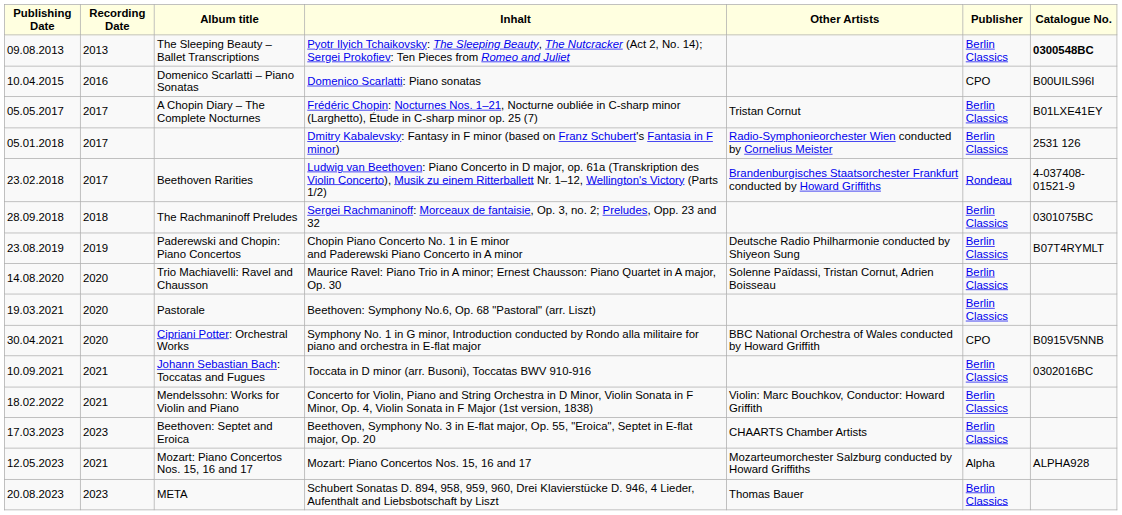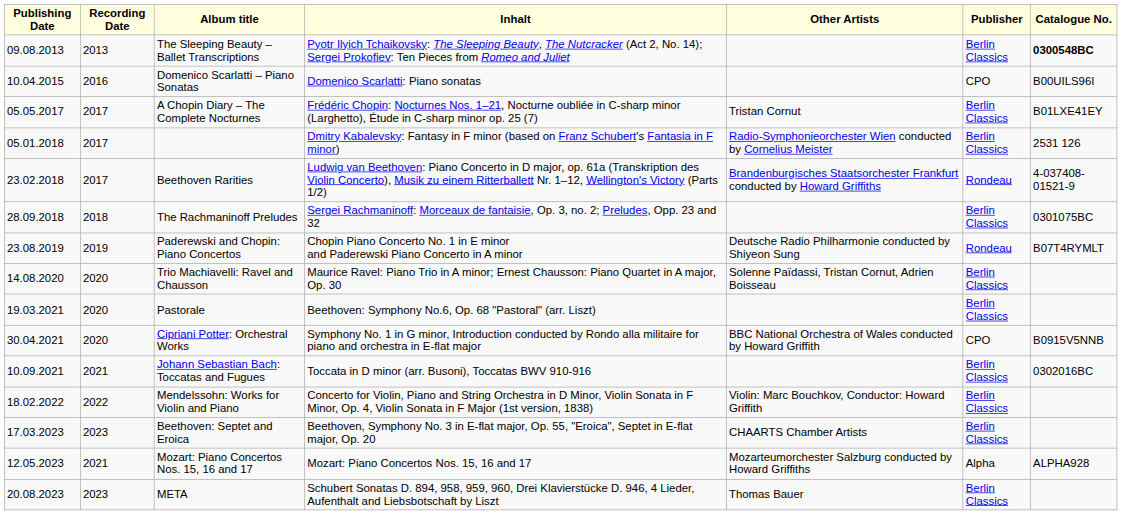(987, 248) Berlin Classics -> (989, 248) Rondeau
(96, 402) 2021 -> (96, 402) 2022
